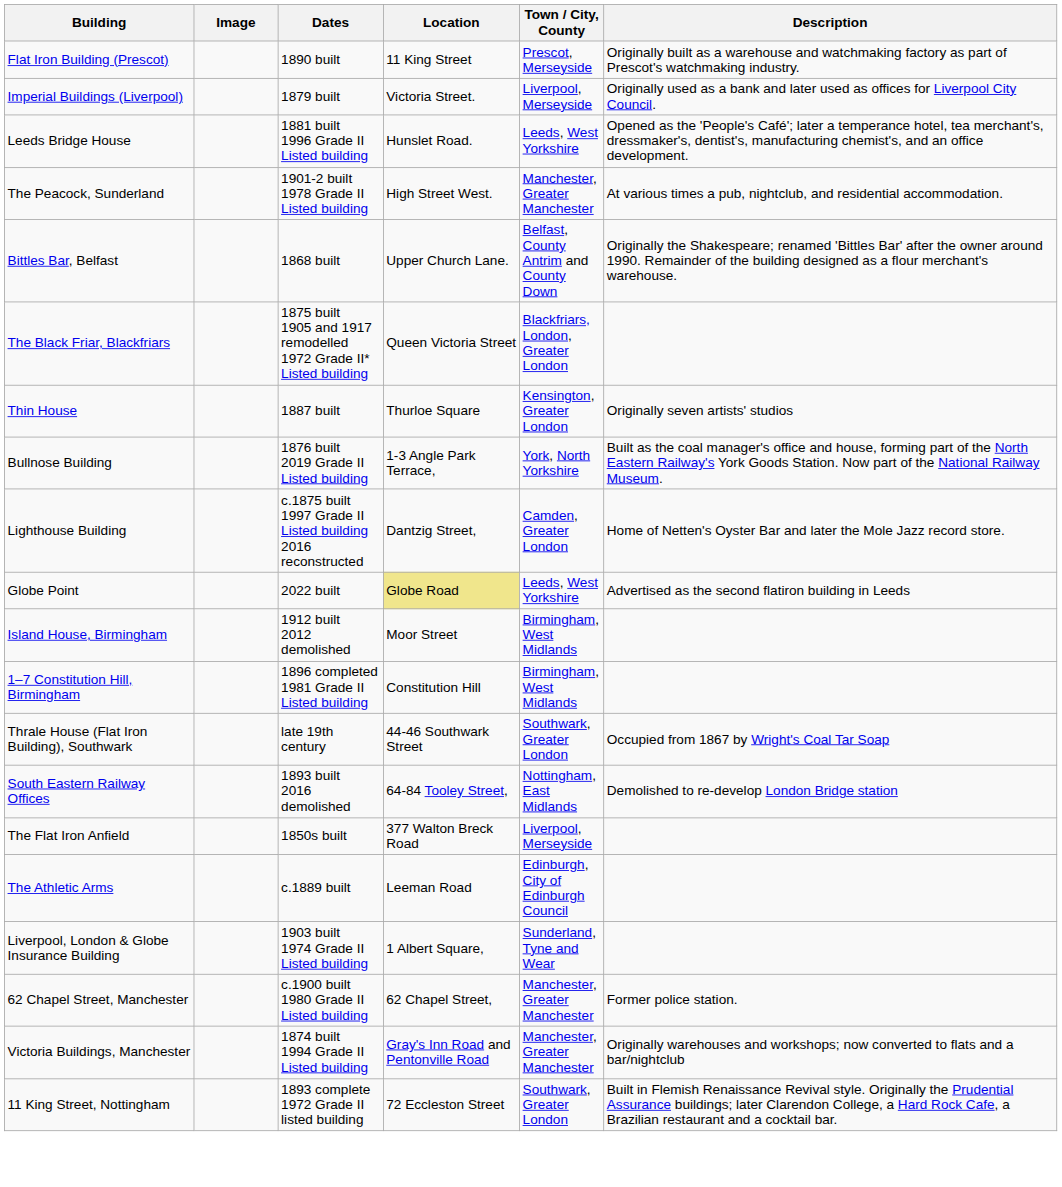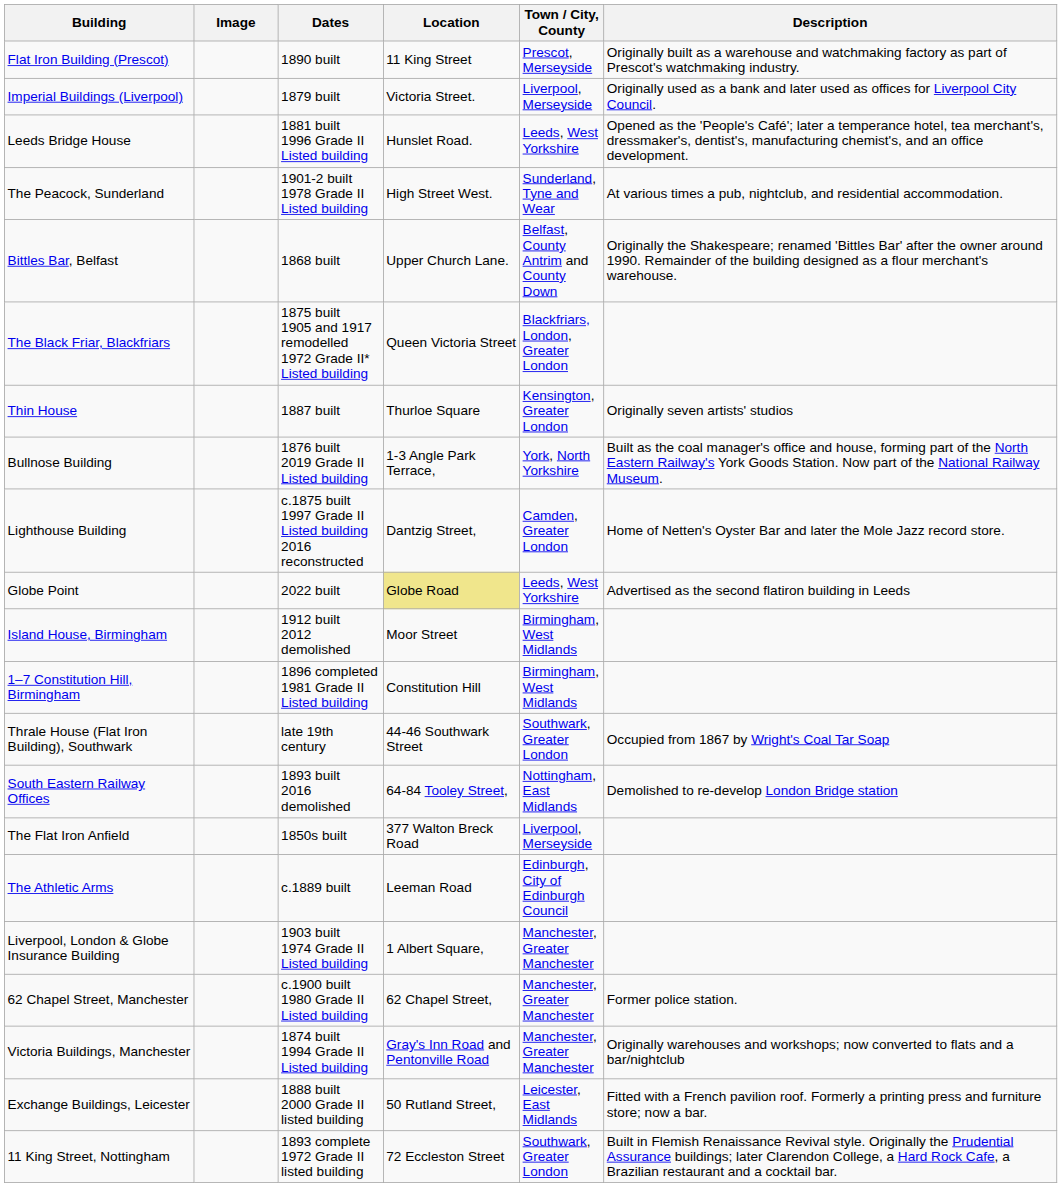(560, 193) Manchester, Greater Manchester -> (559, 193) Sunderland, Tyne and Wear
(559, 948) Sunderland, Tyne and Wear -> (560, 948) Manchester, Greater Manchester
+ row: (99, 1104)
